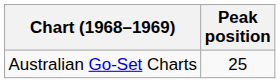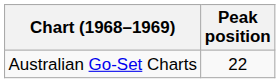(238, 63) 25 -> (238, 63) 22
